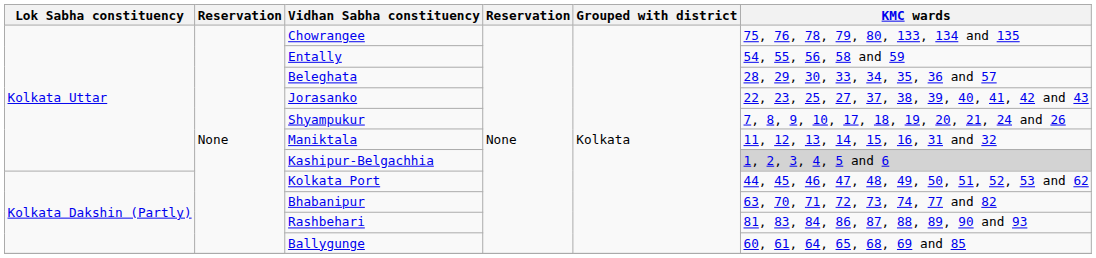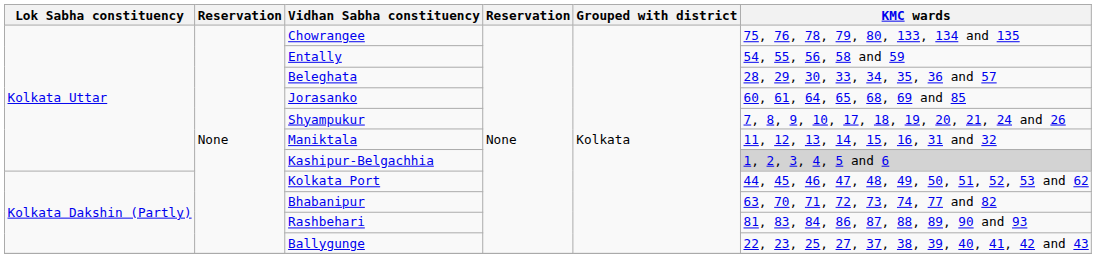(916, 98) 22, 23, 25, 27, 37, 38, 39, 40, 41, 42 and 43 -> (855, 98) 60, 61, 64, 65, 68, 69 and 85
(855, 243) 60, 61, 64, 65, 68, 69 and 85 -> (916, 243) 22, 23, 25, 27, 37, 38, 39, 40, 41, 42 and 43
